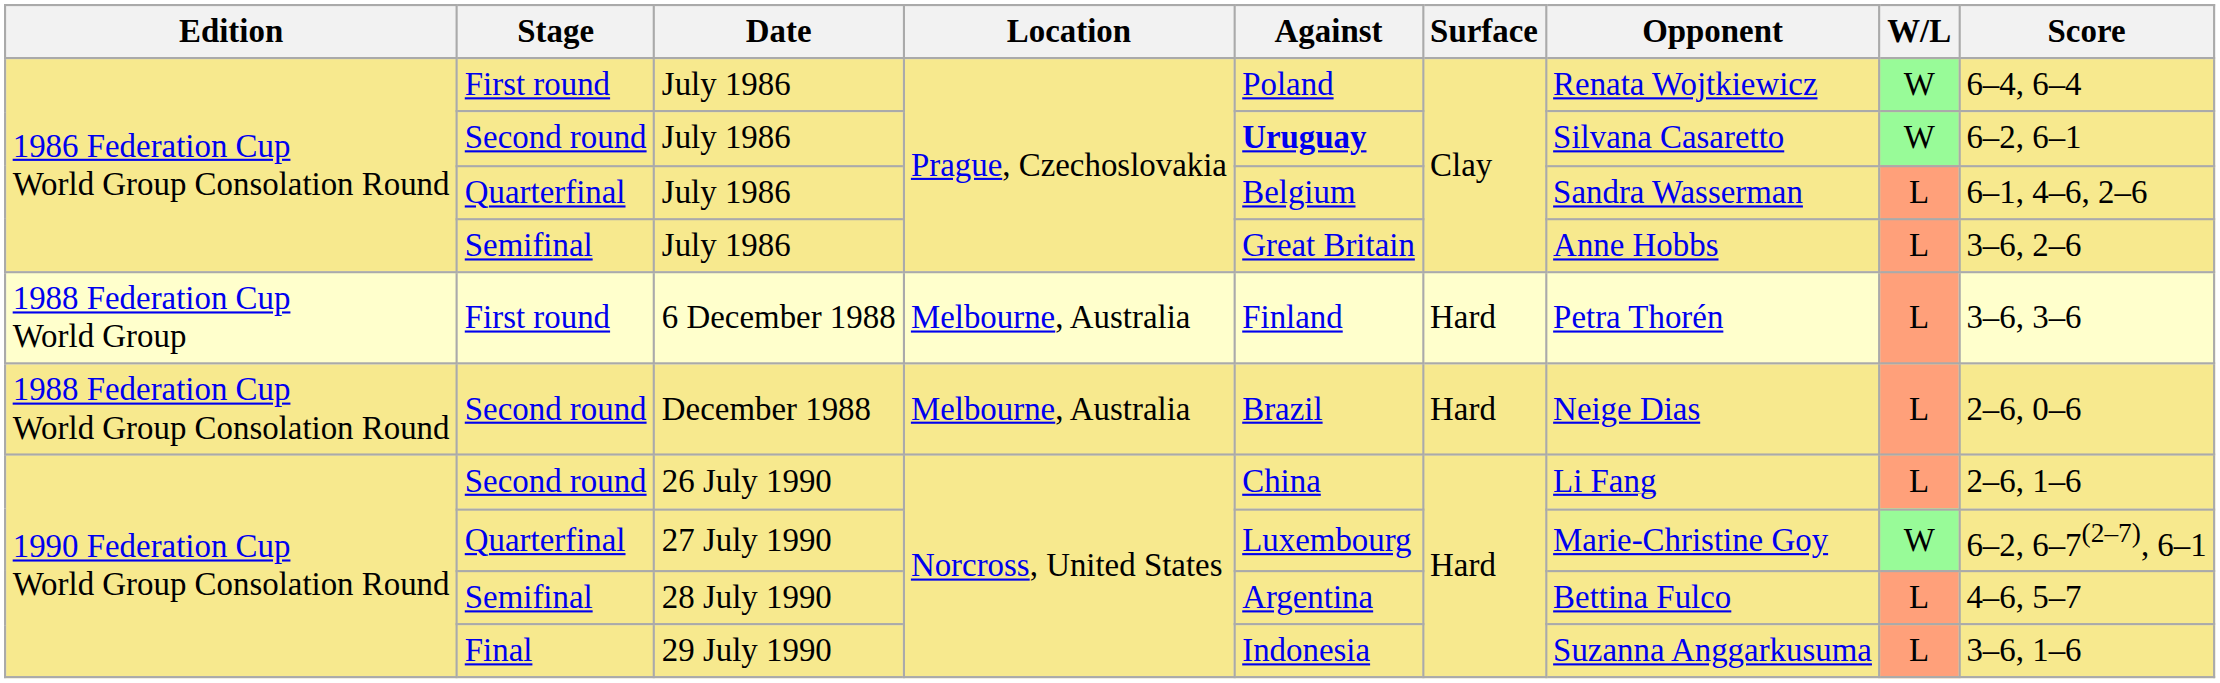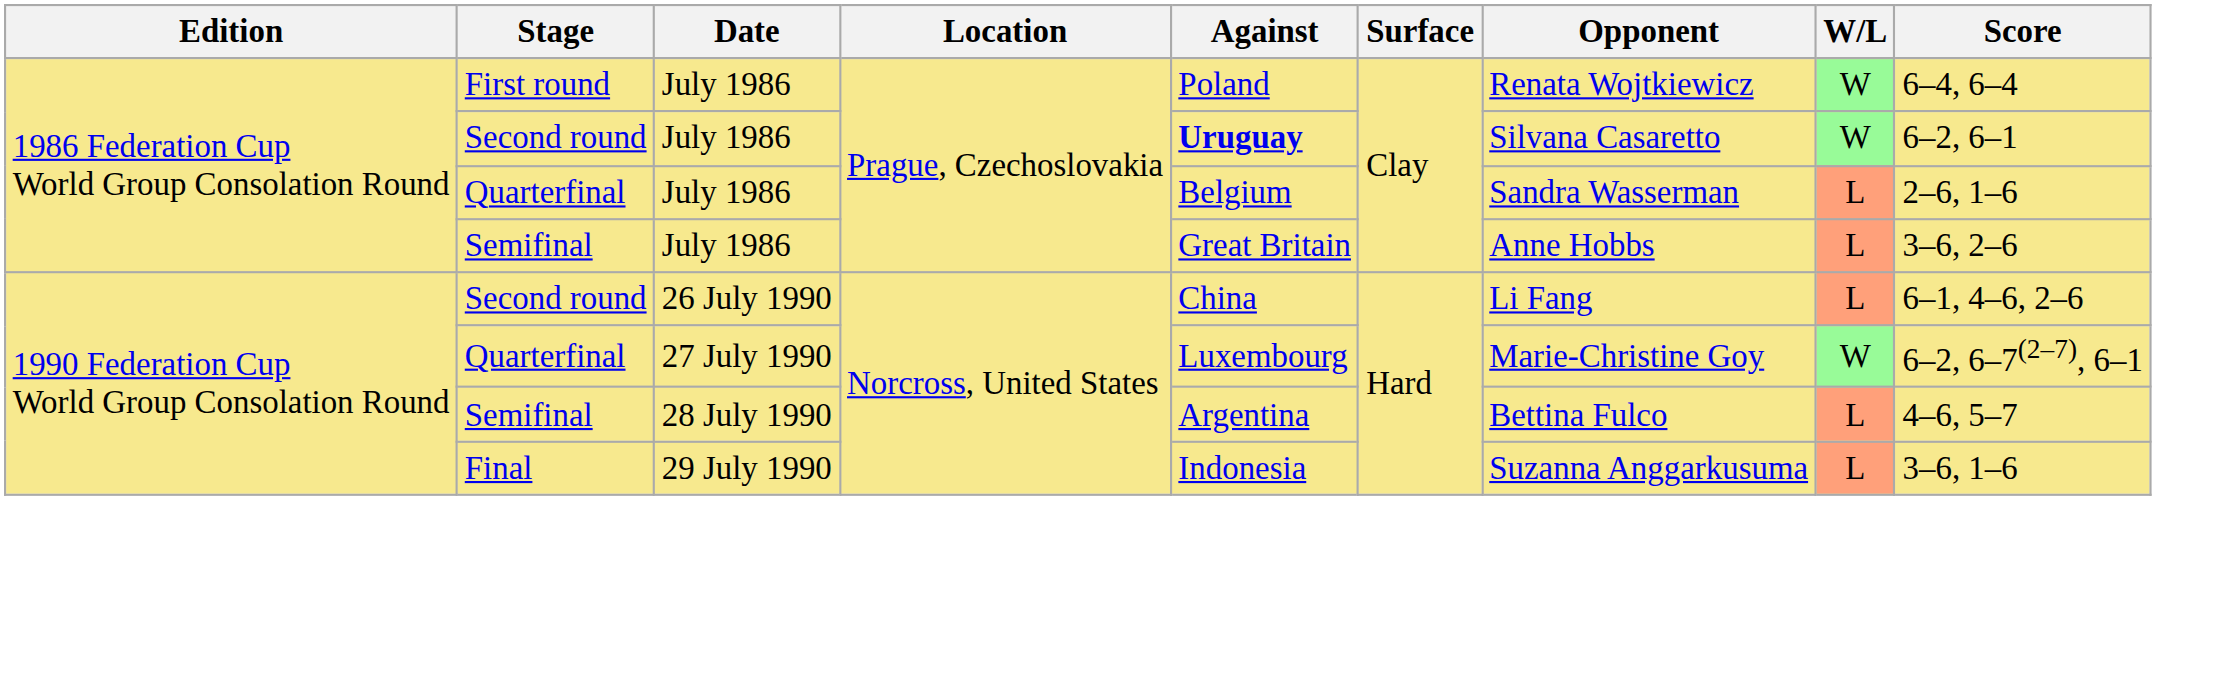(2057, 190) 6–1, 4–6, 2–6 -> (1960, 190) 2–6, 1–6
- row: (537, 316)
- row: (556, 408)
(2024, 480) 2–6, 1–6 -> (1993, 297) 6–1, 4–6, 2–6
